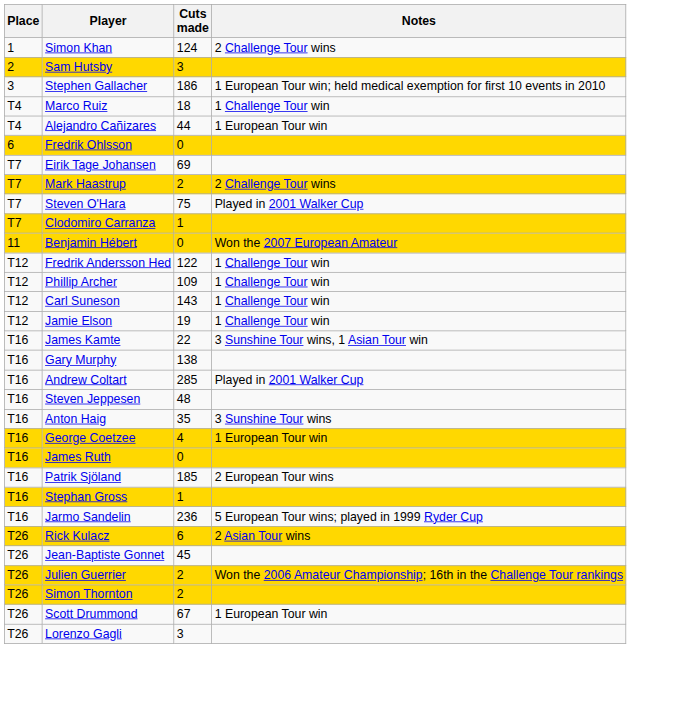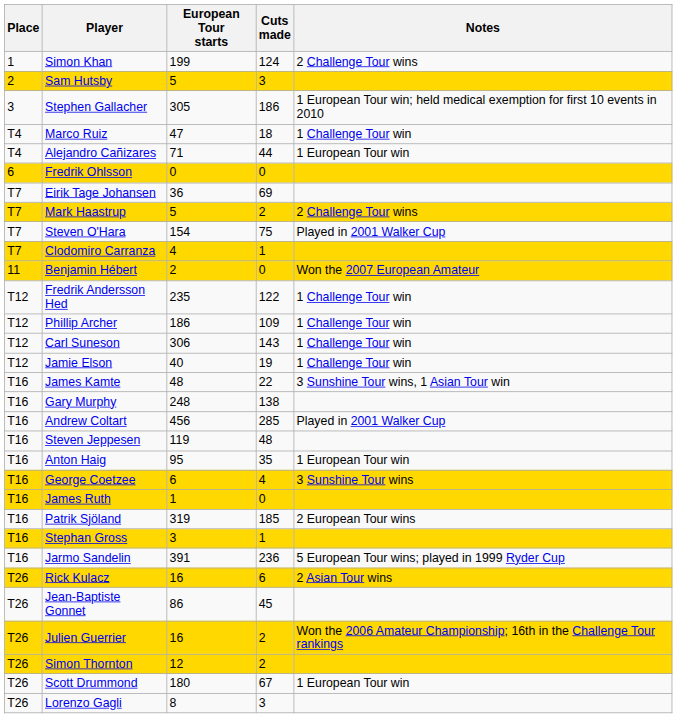+ column: (211, 28)
(273, 418) 3 Sunshine Tour wins -> (353, 460) 1 European Tour win
(271, 438) 1 European Tour win -> (355, 480) 3 Sunshine Tour wins
